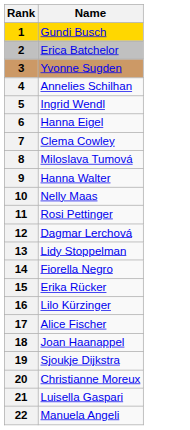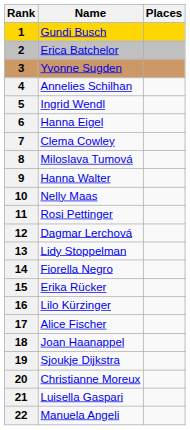+ column: (164, 13)
